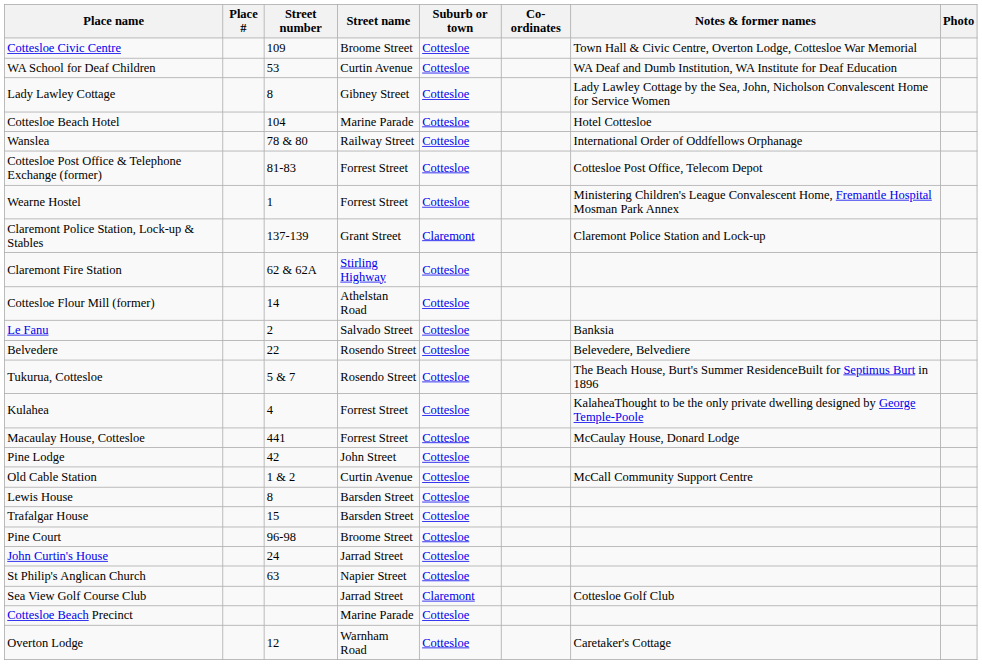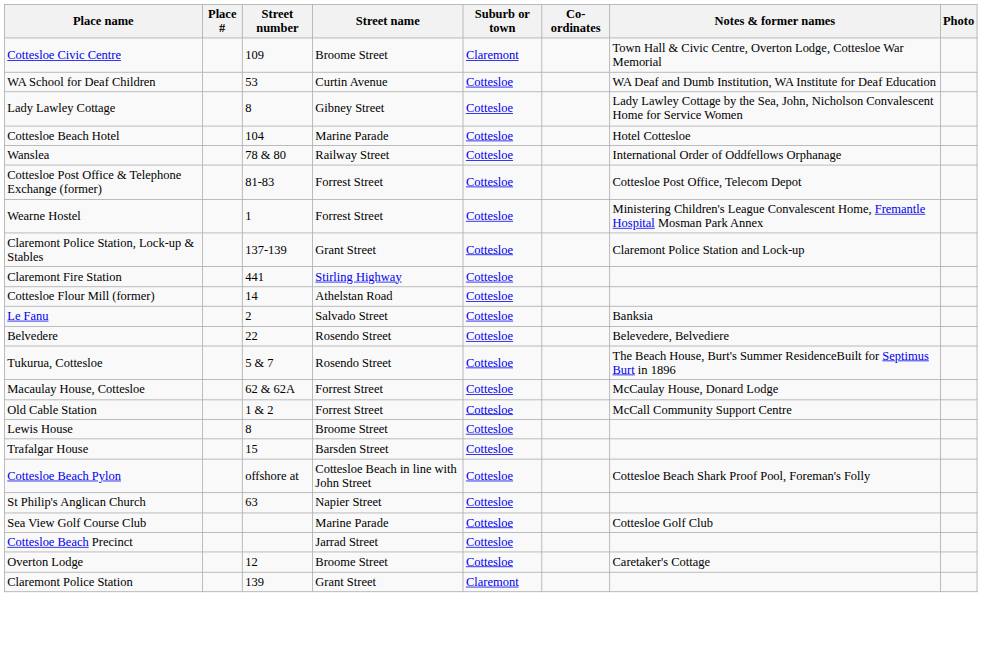(446, 48) Cottesloe -> (492, 55) Claremont
(448, 235) Claremont -> (489, 249) Cottesloe
(292, 269) 62 & 62A -> (255, 276) 441
- row: (28, 410)
(276, 437) 441 -> (270, 389) 62 & 62A
- row: (36, 457)
(376, 477) Curtin Avenue -> (349, 409) Forrest Street
(377, 497) Barsden Street -> (352, 429) Broome Street
- row: (34, 536)
- row: (58, 556)
+ row: (64, 475)
(372, 595) Jarrad Street -> (352, 522) Marine Parade
(448, 595) Claremont -> (489, 522) Cottesloe
(377, 615) Marine Parade -> (347, 542) Jarrad Street
(364, 642) Warnham Road -> (352, 562) Broome Street
+ row: (70, 581)
